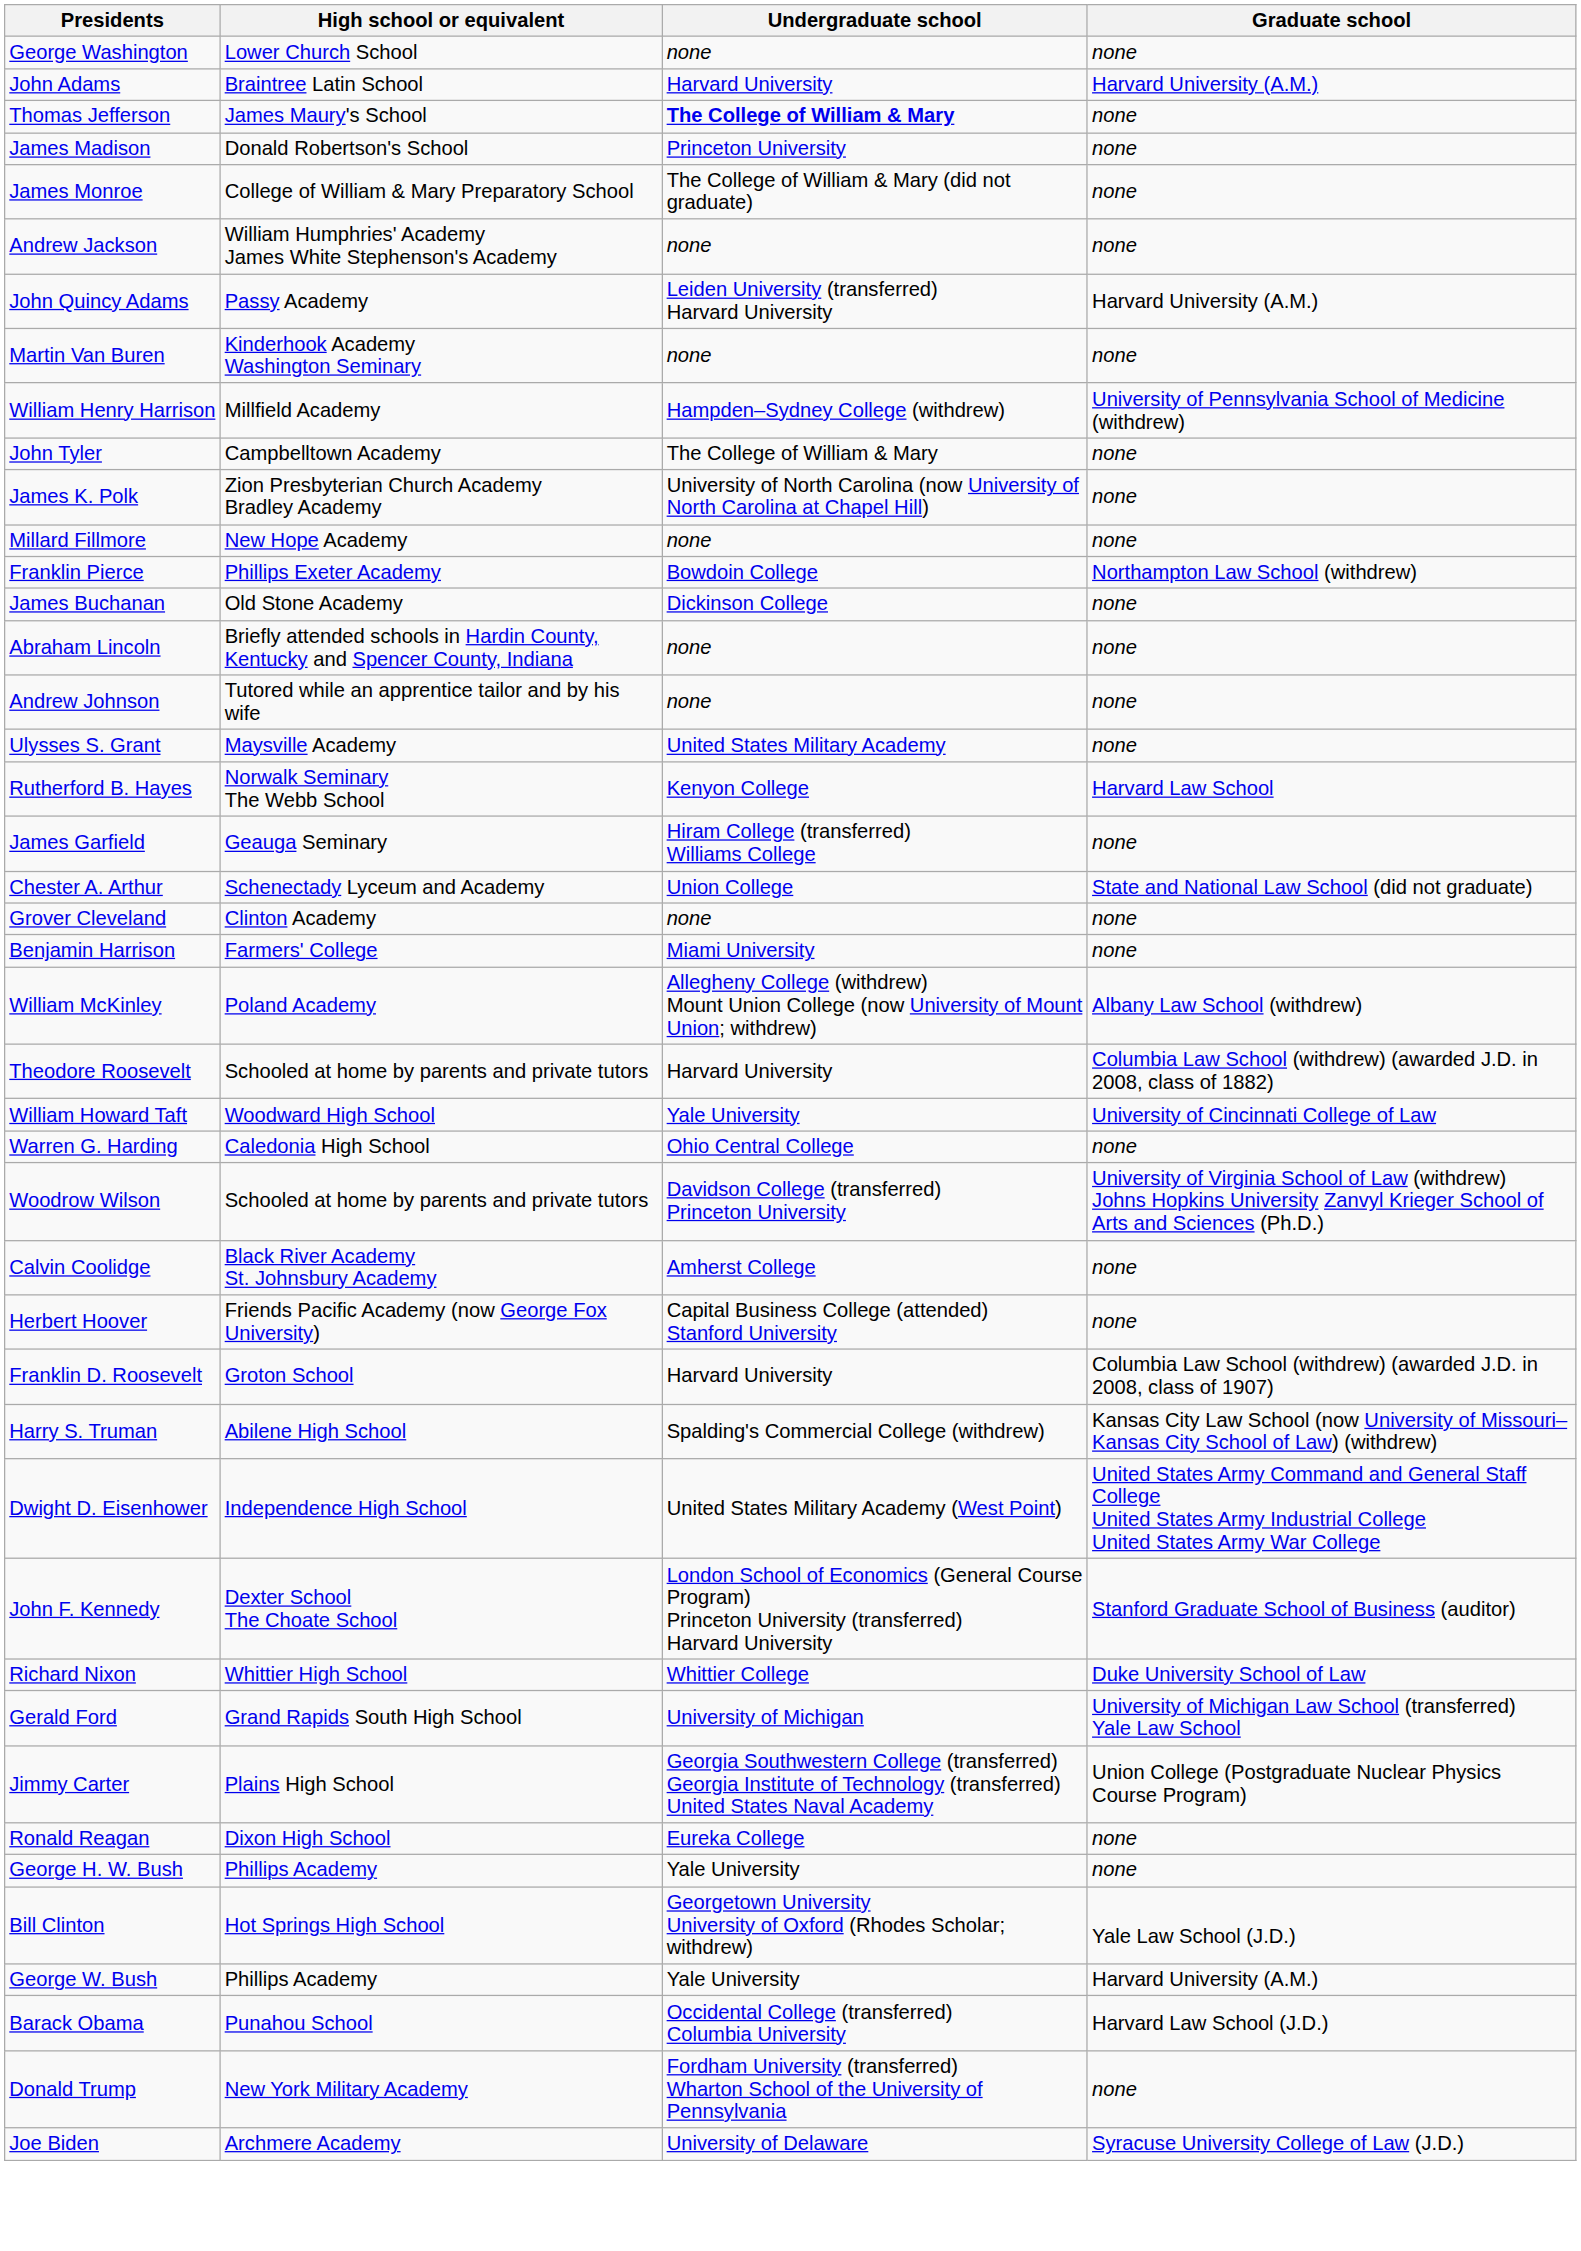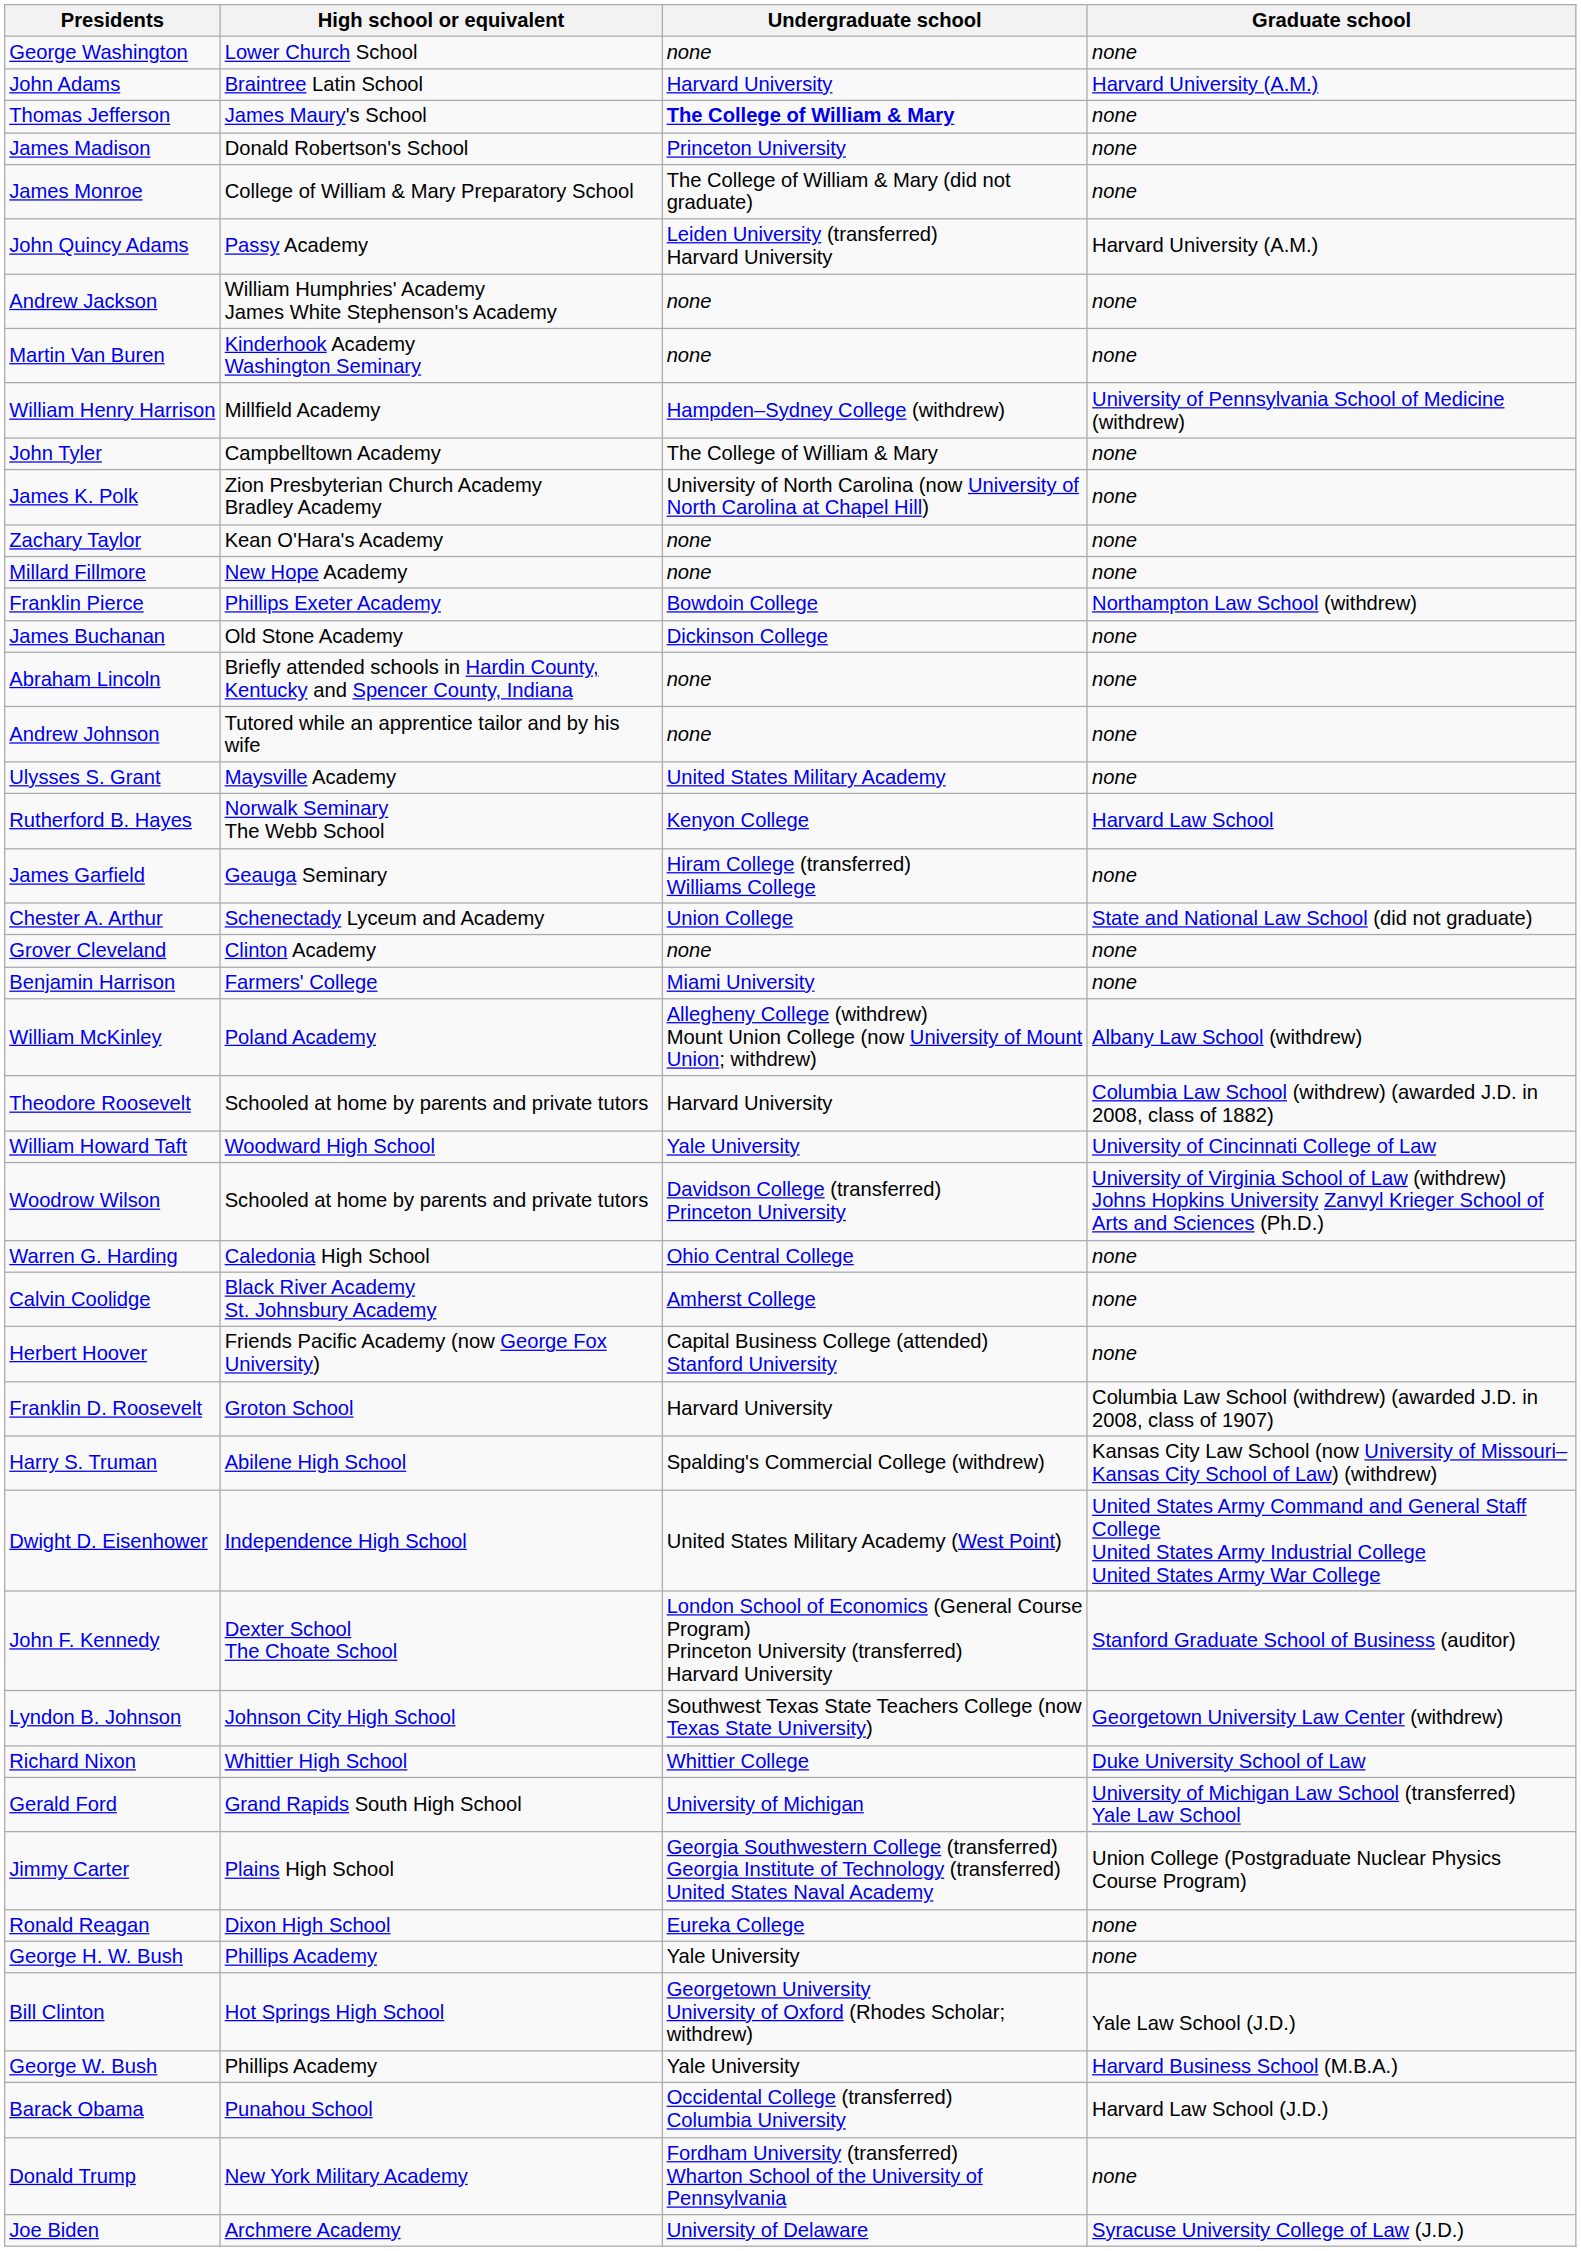rows swapped: (99, 300) <-> (83, 246)
+ row: (75, 540)
rows swapped: (85, 1201) <-> (93, 1146)
+ row: (95, 1717)
(1205, 1979) Harvard University (A.M.) -> (1245, 2066) Harvard Business School (M.B.A.)
